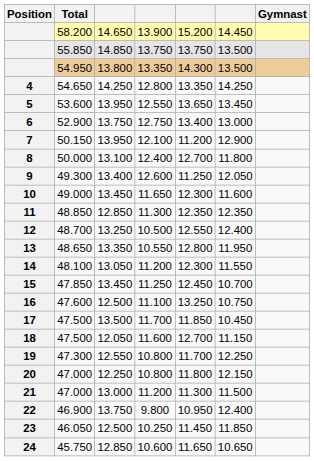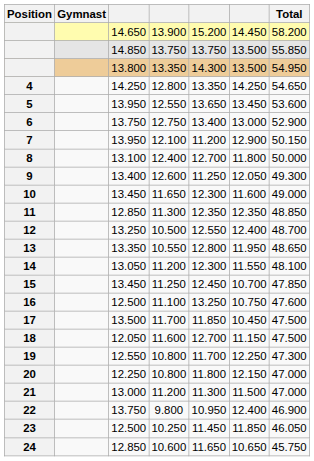columns swapped: (282, 14) <-> (75, 14)
